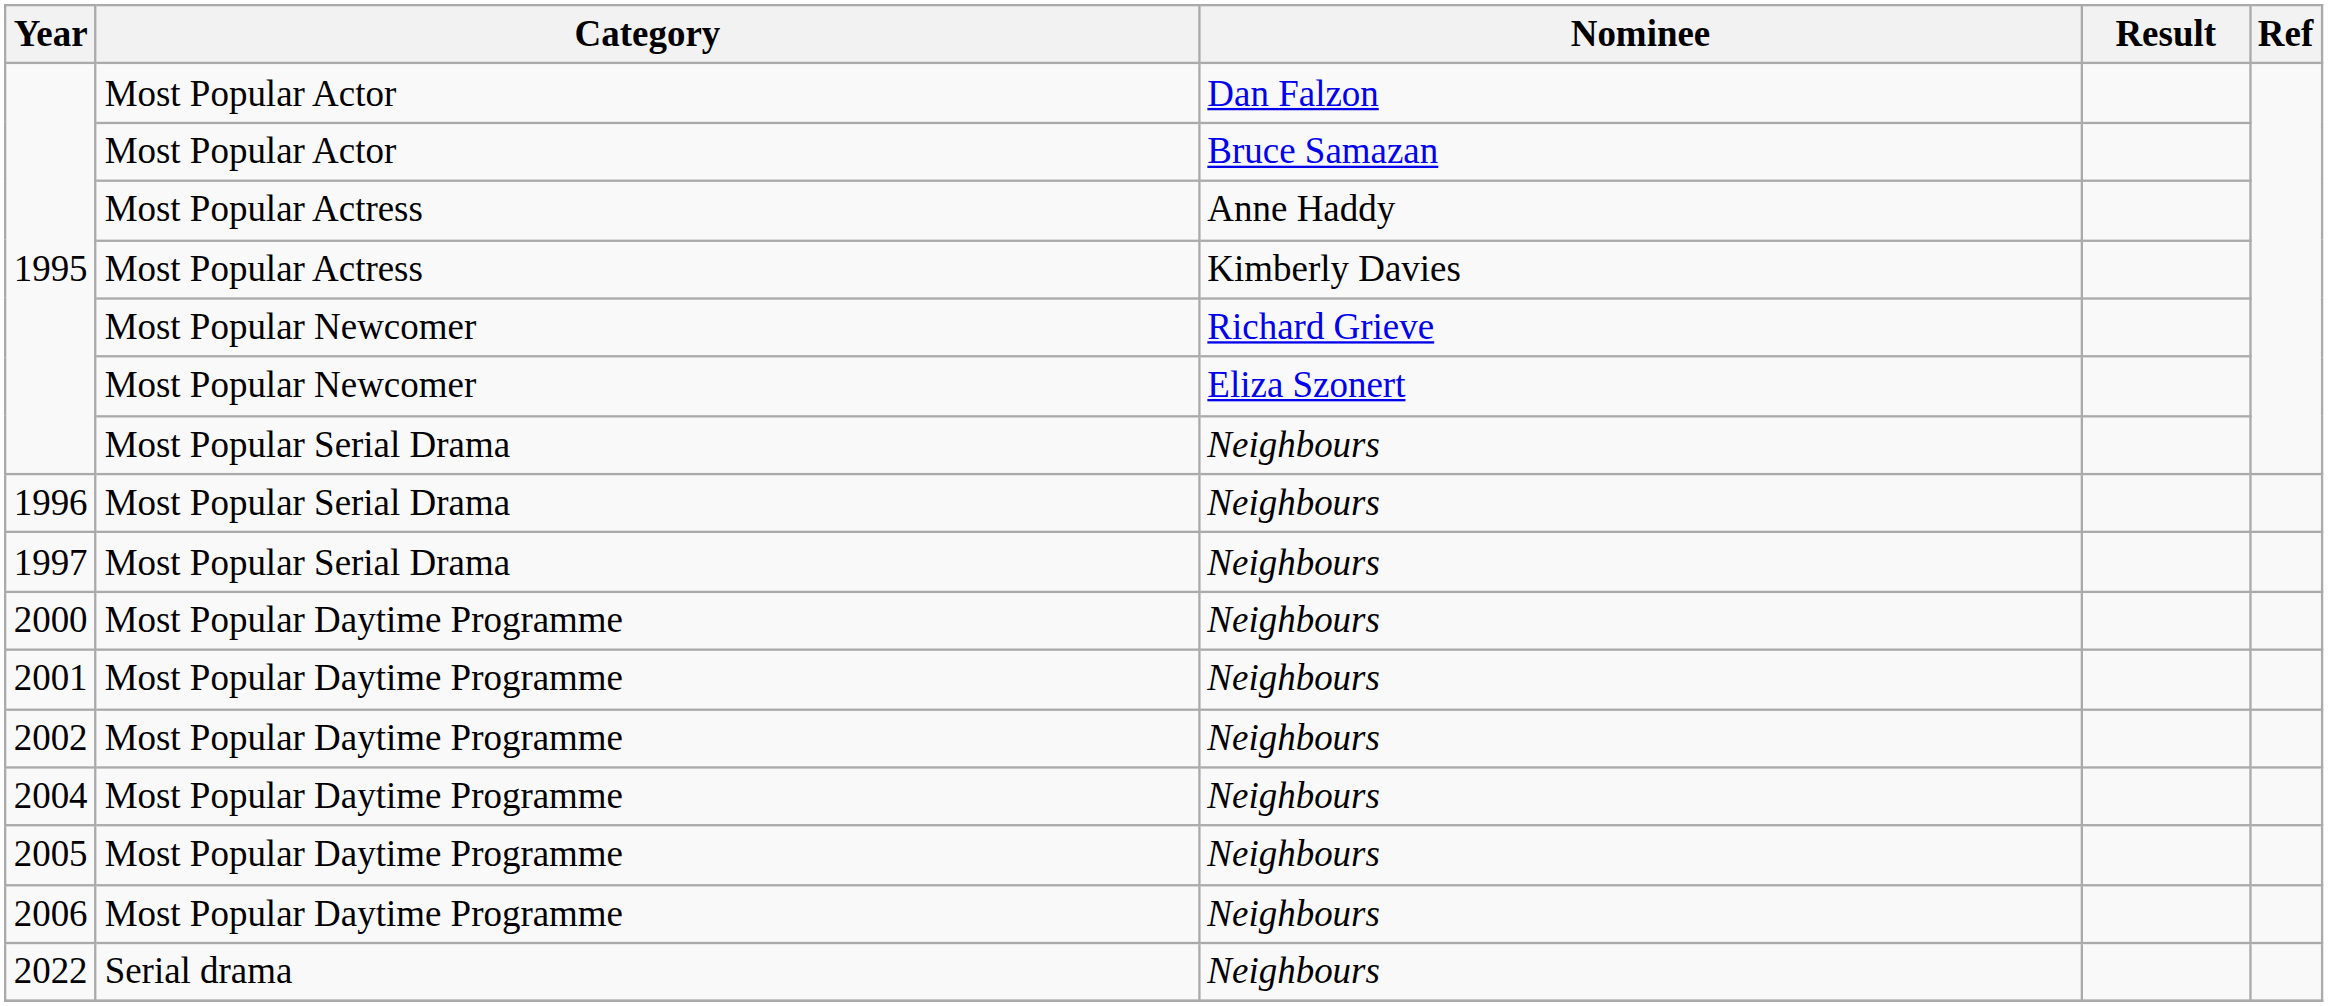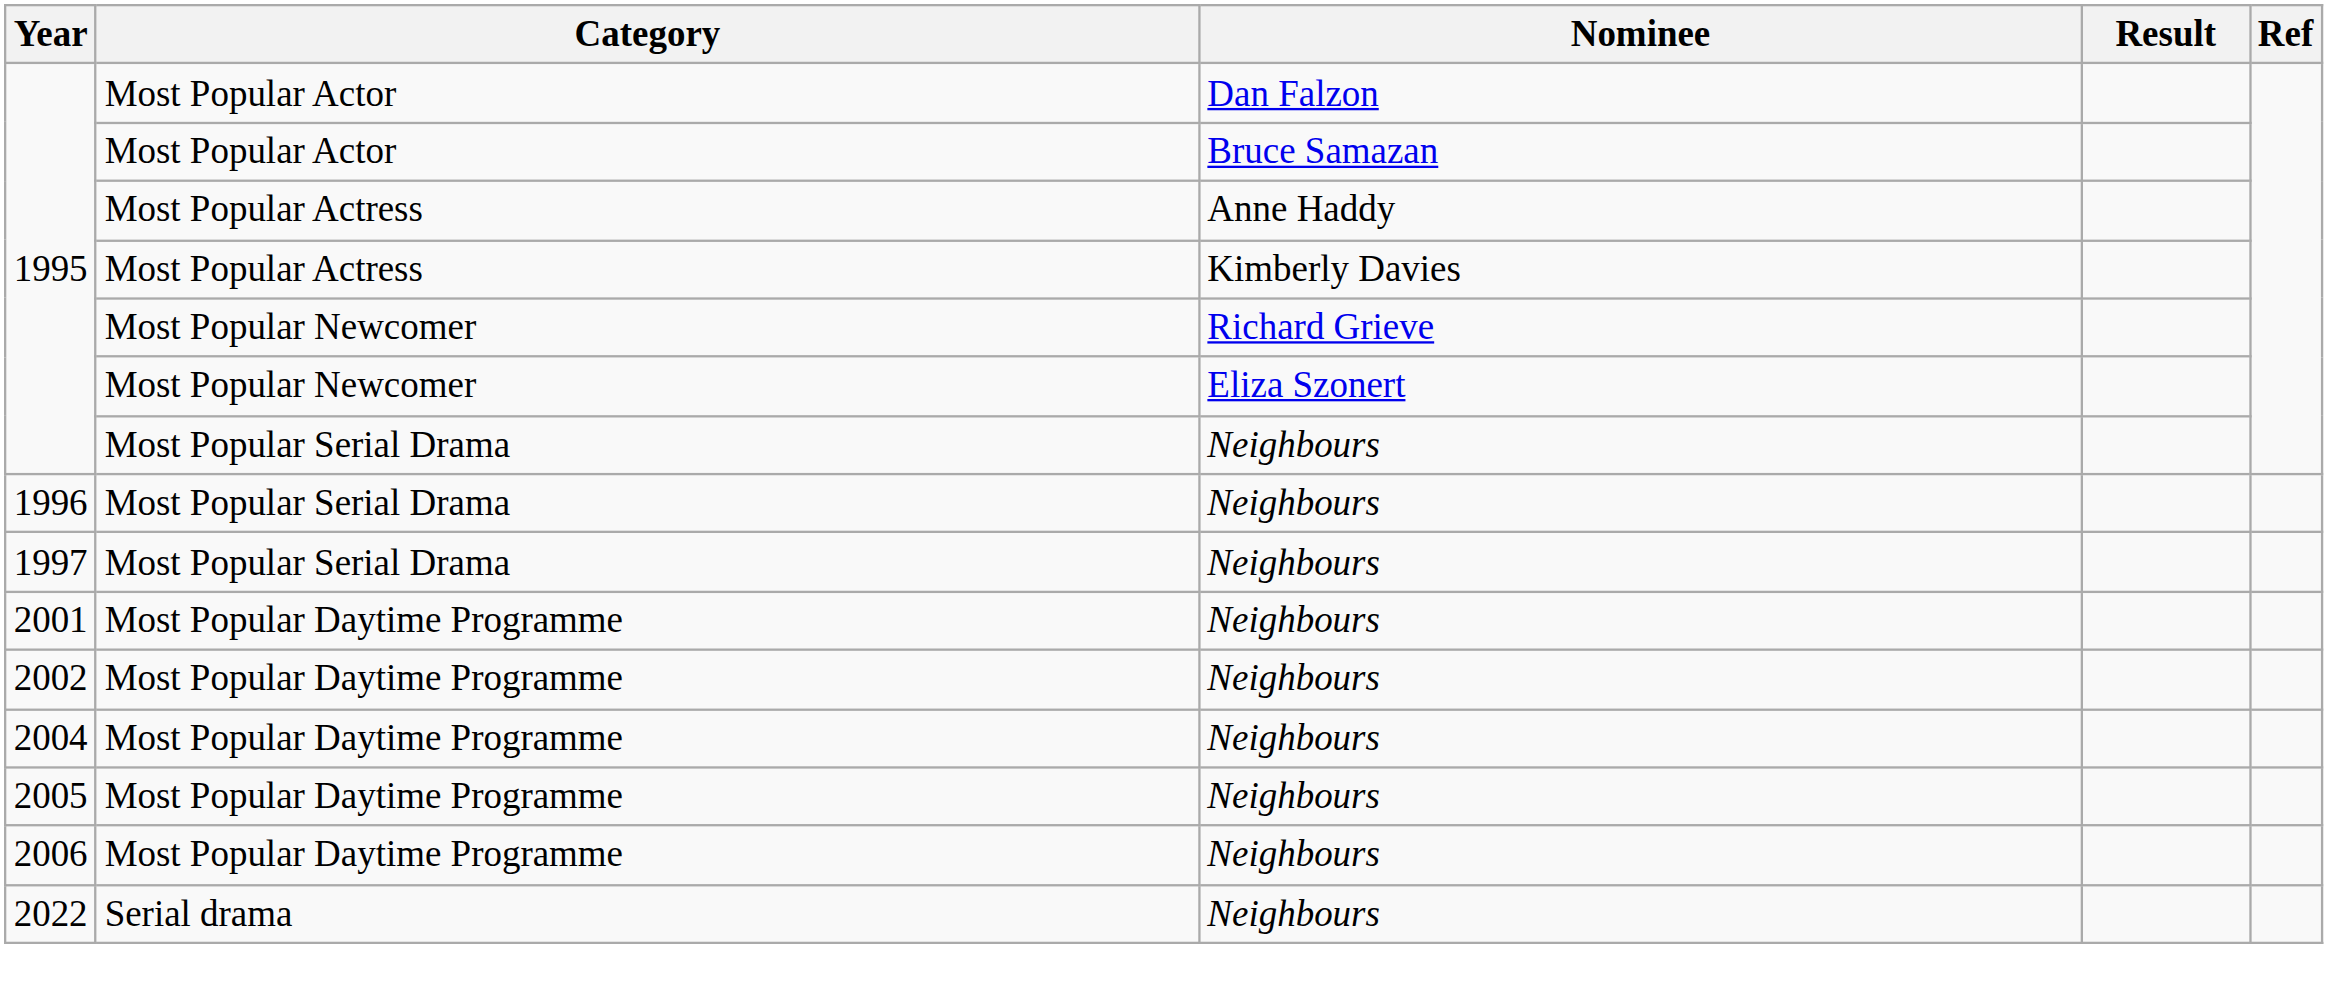- row: (51, 619)
